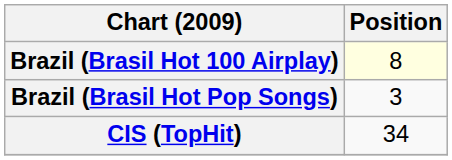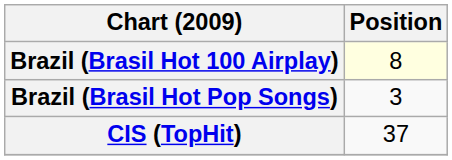(396, 135) 34 -> (396, 135) 37
